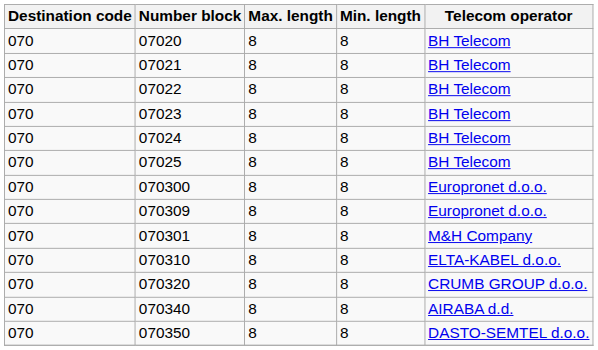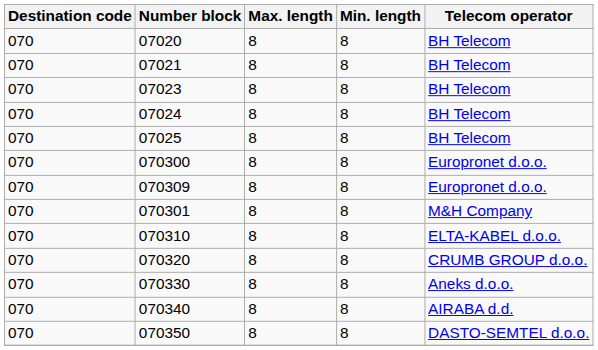- row: (160, 89)
+ row: (164, 284)
